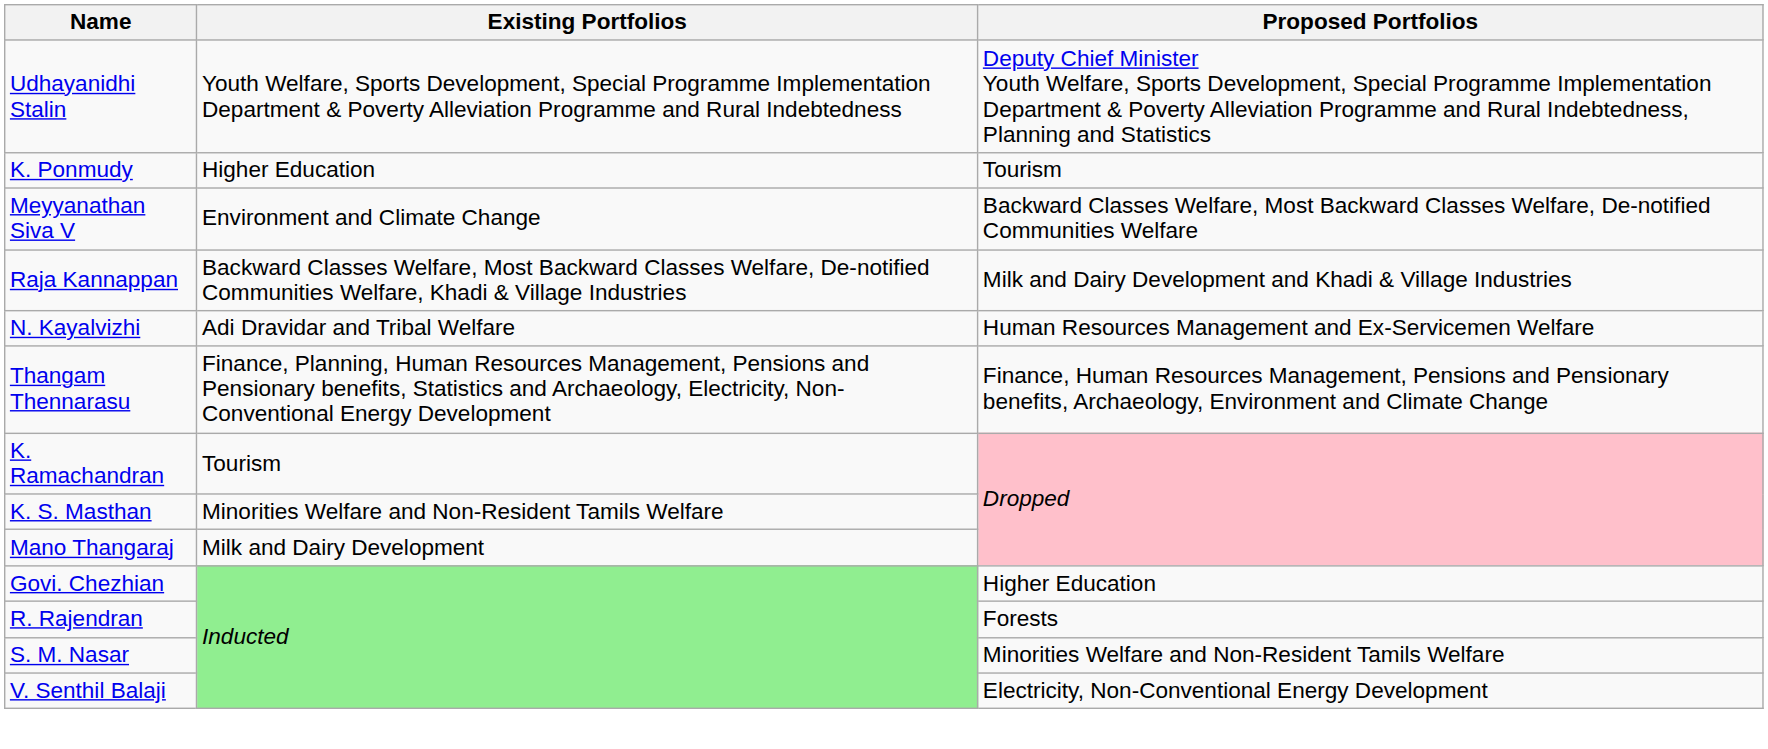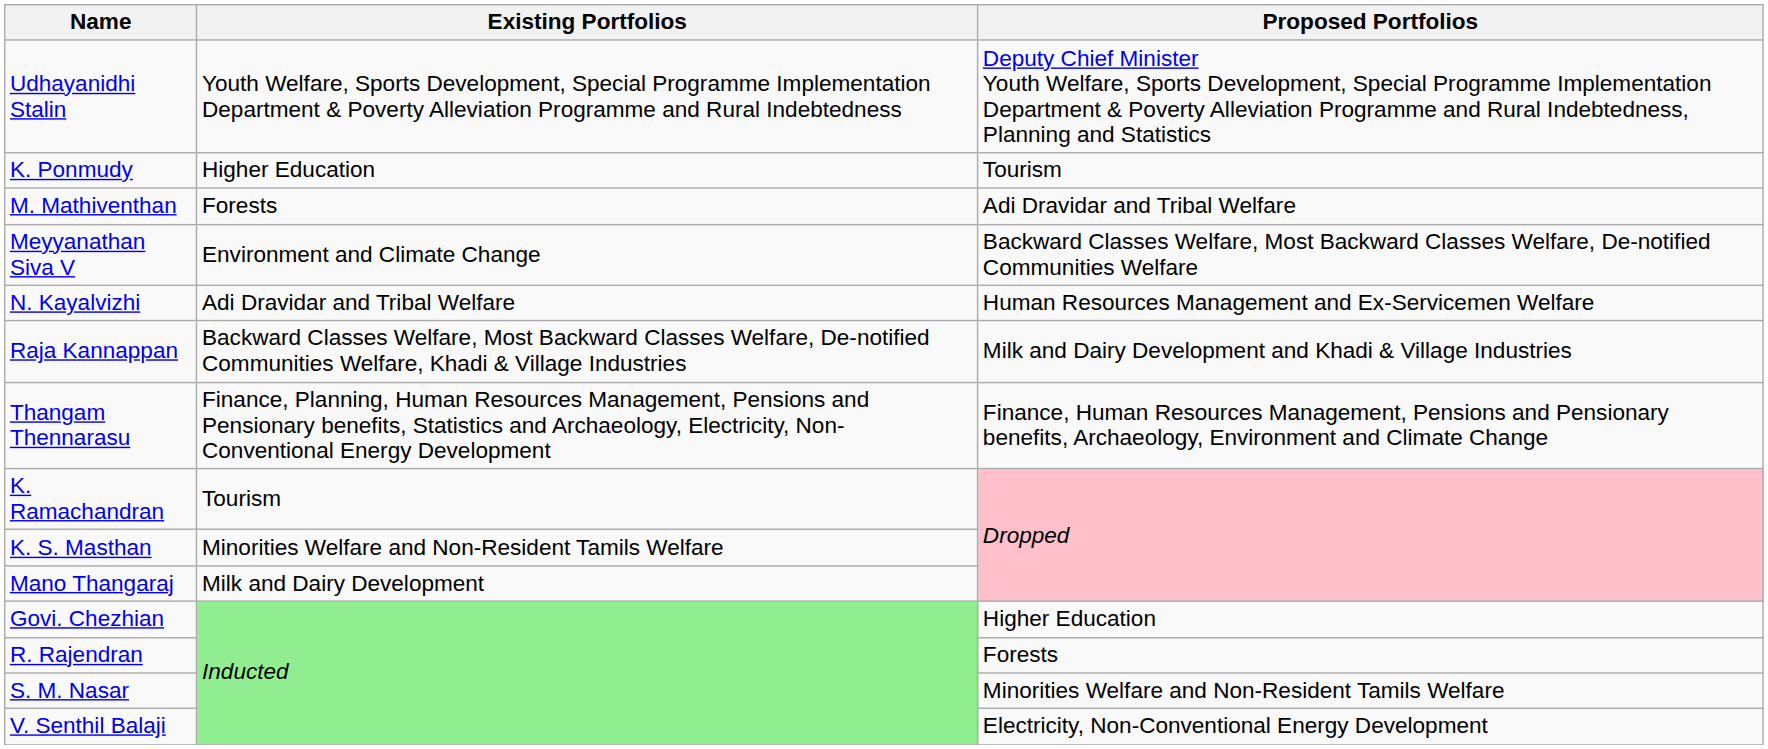+ row: (93, 205)
rows swapped: (75, 328) <-> (94, 279)
